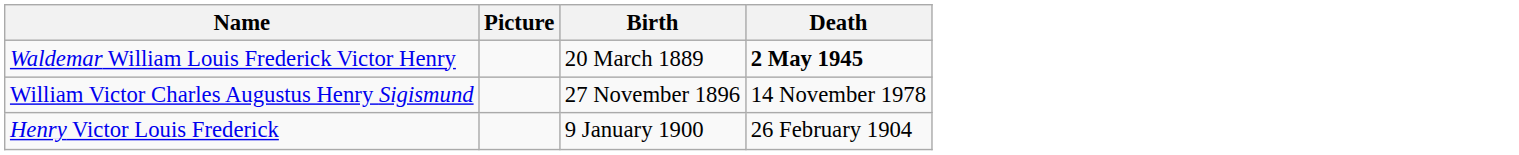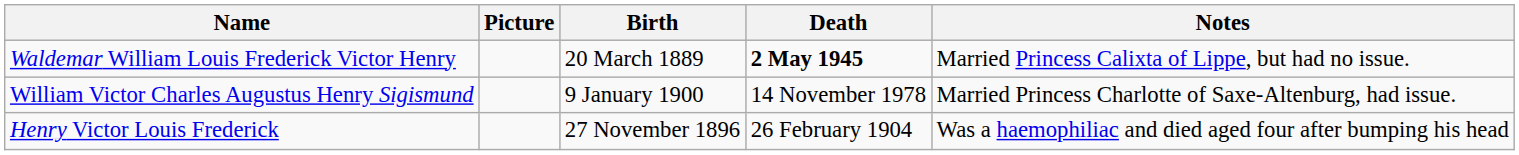+ column: (1223, 22)
(652, 94) 27 November 1896 -> (634, 94) 9 January 1900
(634, 130) 9 January 1900 -> (652, 130) 27 November 1896
